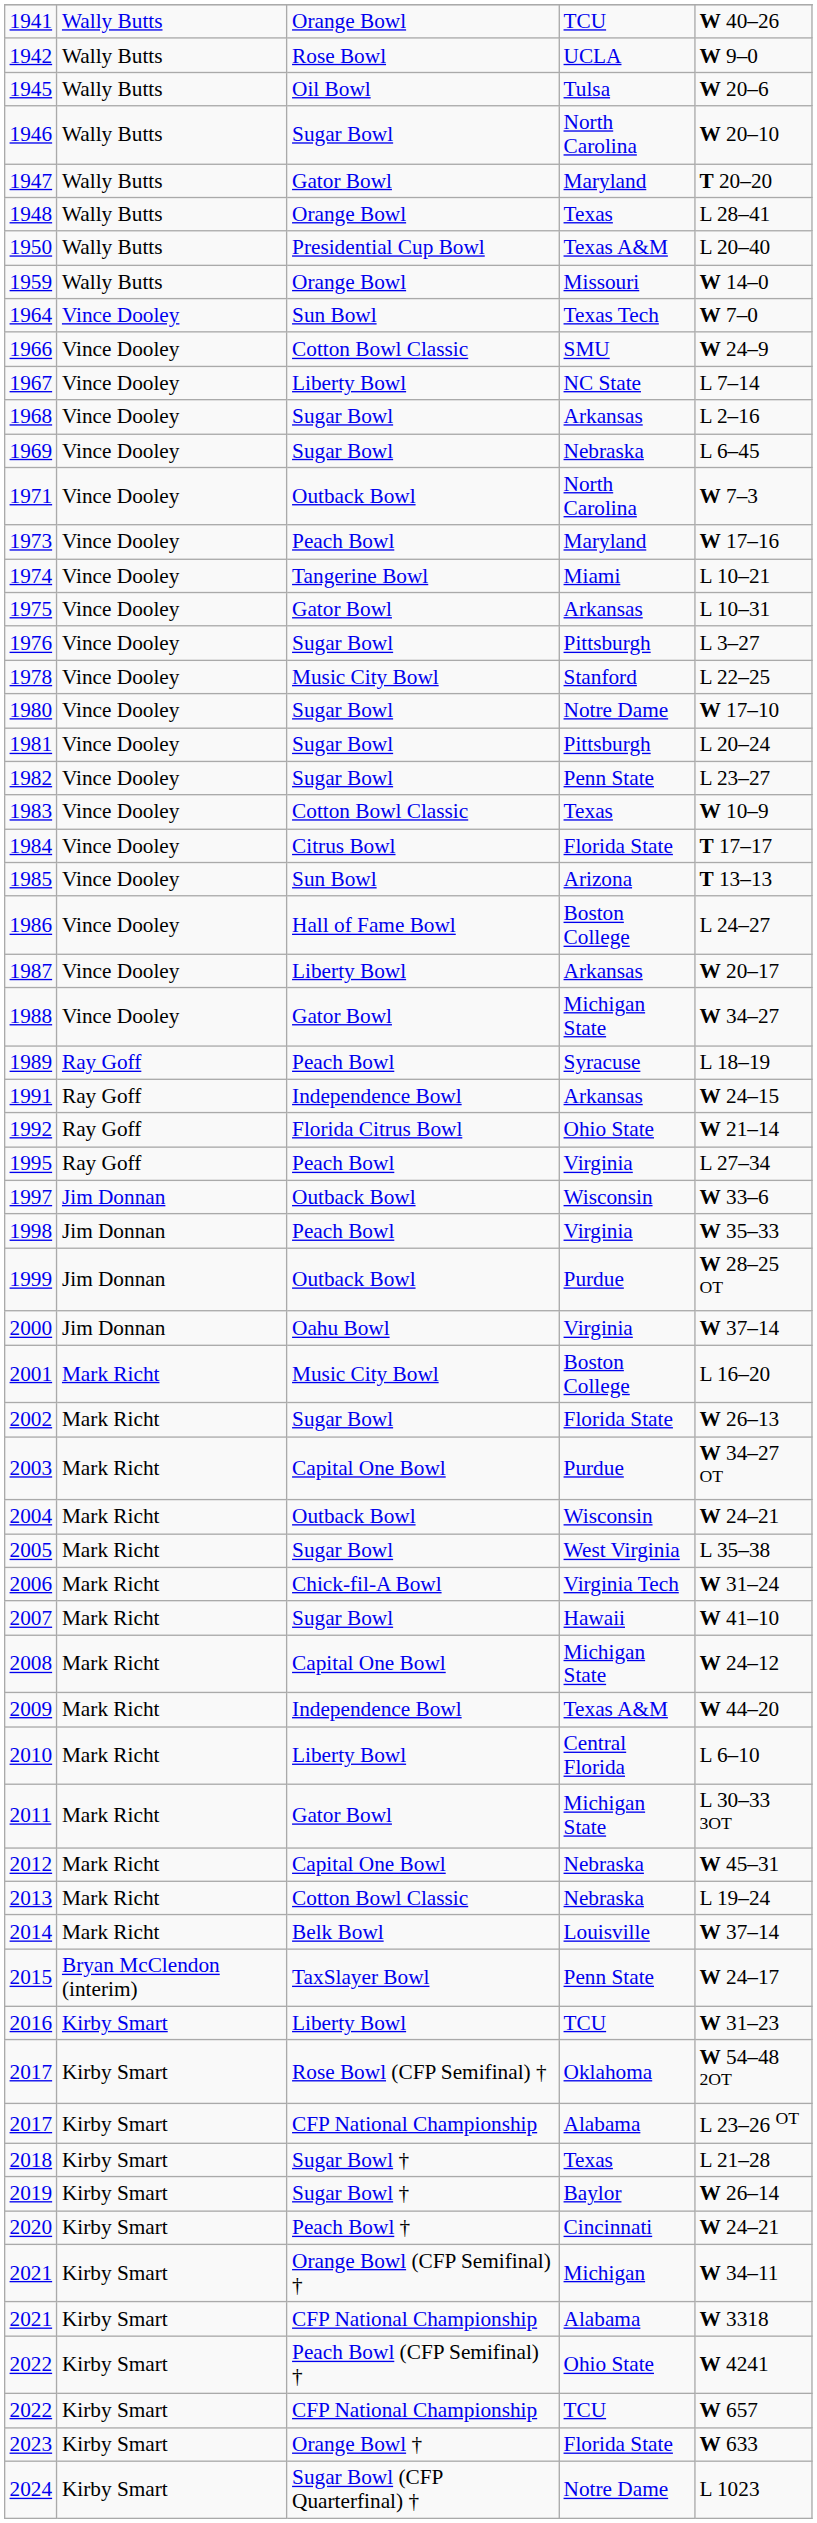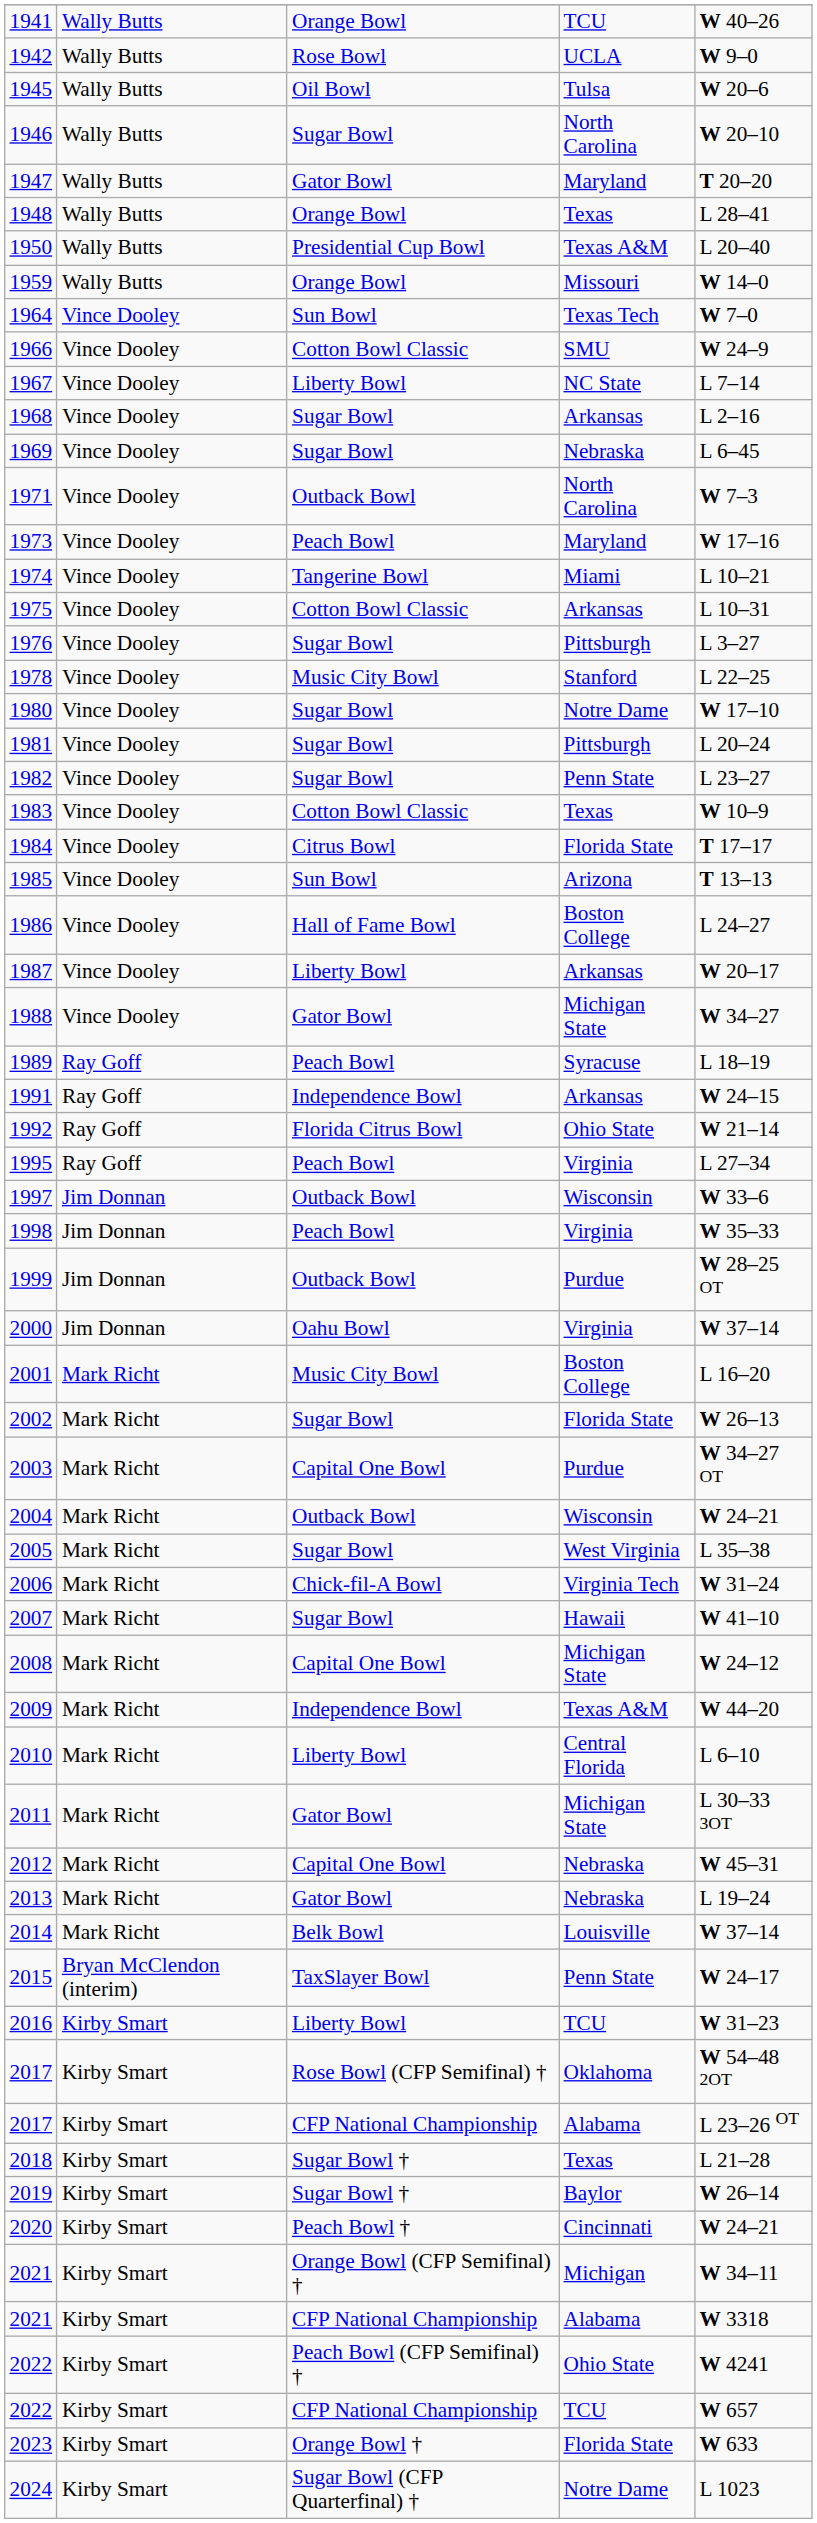(342, 609) Gator Bowl -> (380, 609) Cotton Bowl Classic
(380, 1897) Cotton Bowl Classic -> (342, 1897) Gator Bowl
